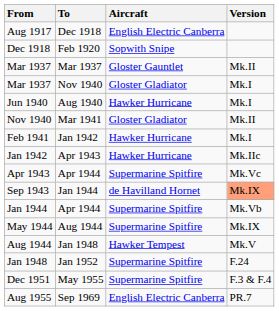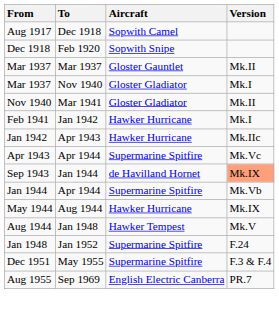(167, 31) English Electric Canberra -> (143, 31) Sopwith Camel
- row: (27, 102)
(156, 226) Supermarine Spitfire -> (150, 208) Hawker Hurricane
